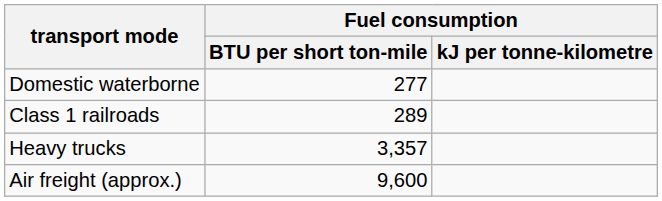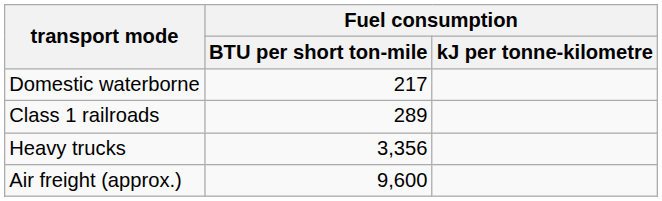(411, 84) 277 -> (411, 84) 217
(402, 148) 3,357 -> (402, 148) 3,356
